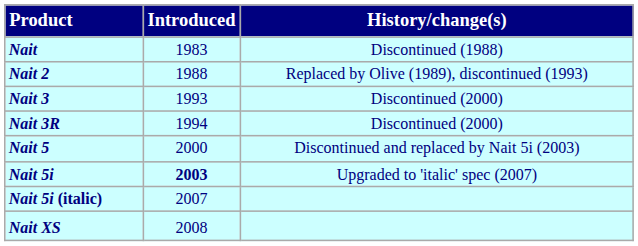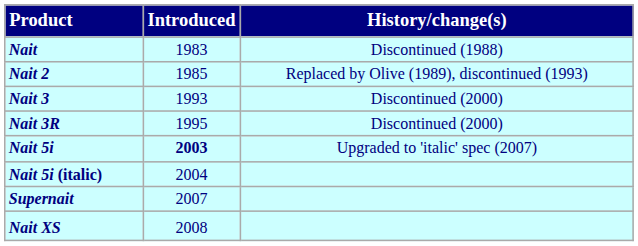(191, 74) 1988 -> (191, 74) 1985
(191, 124) 1994 -> (191, 124) 1995
- row: (29, 149)
(191, 199) 2007 -> (191, 174) 2004
+ row: (41, 199)
